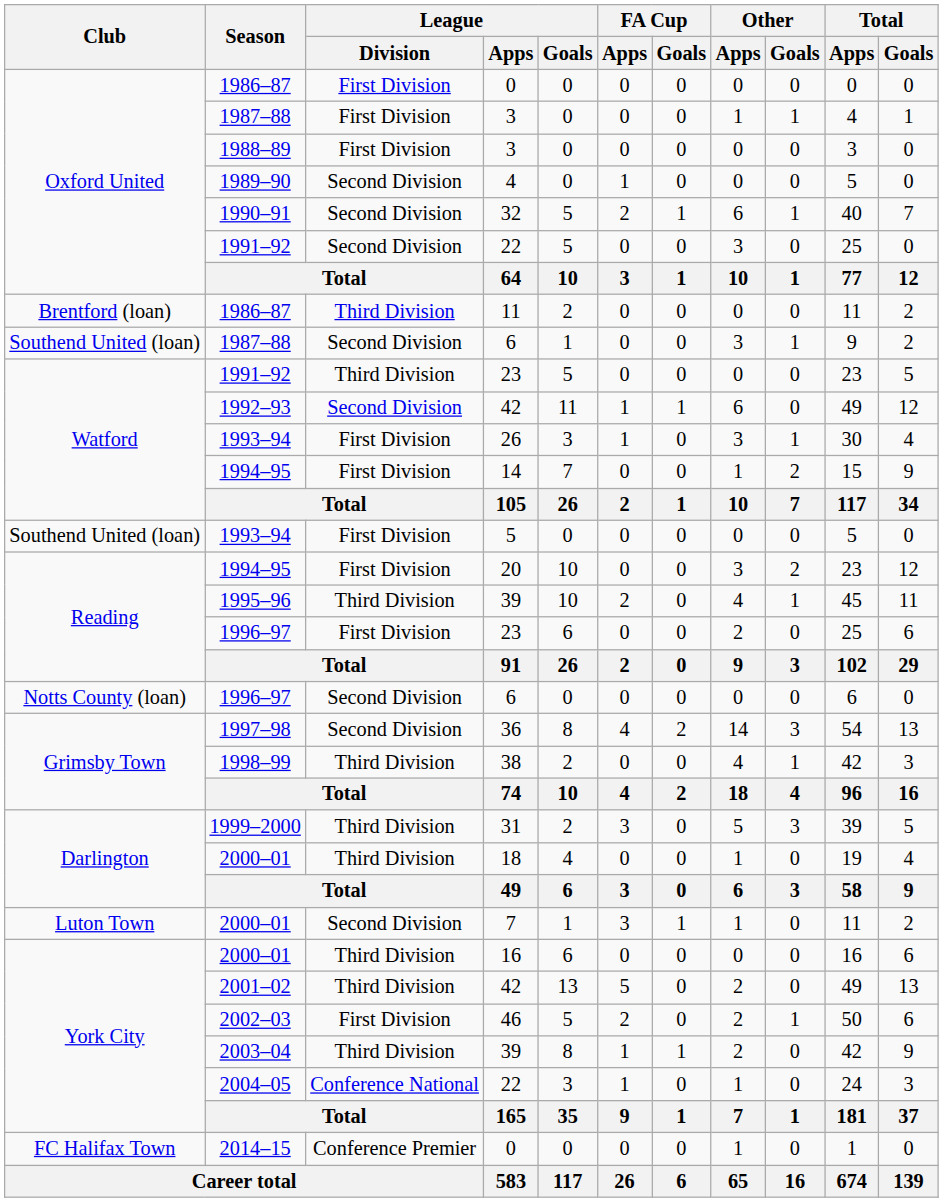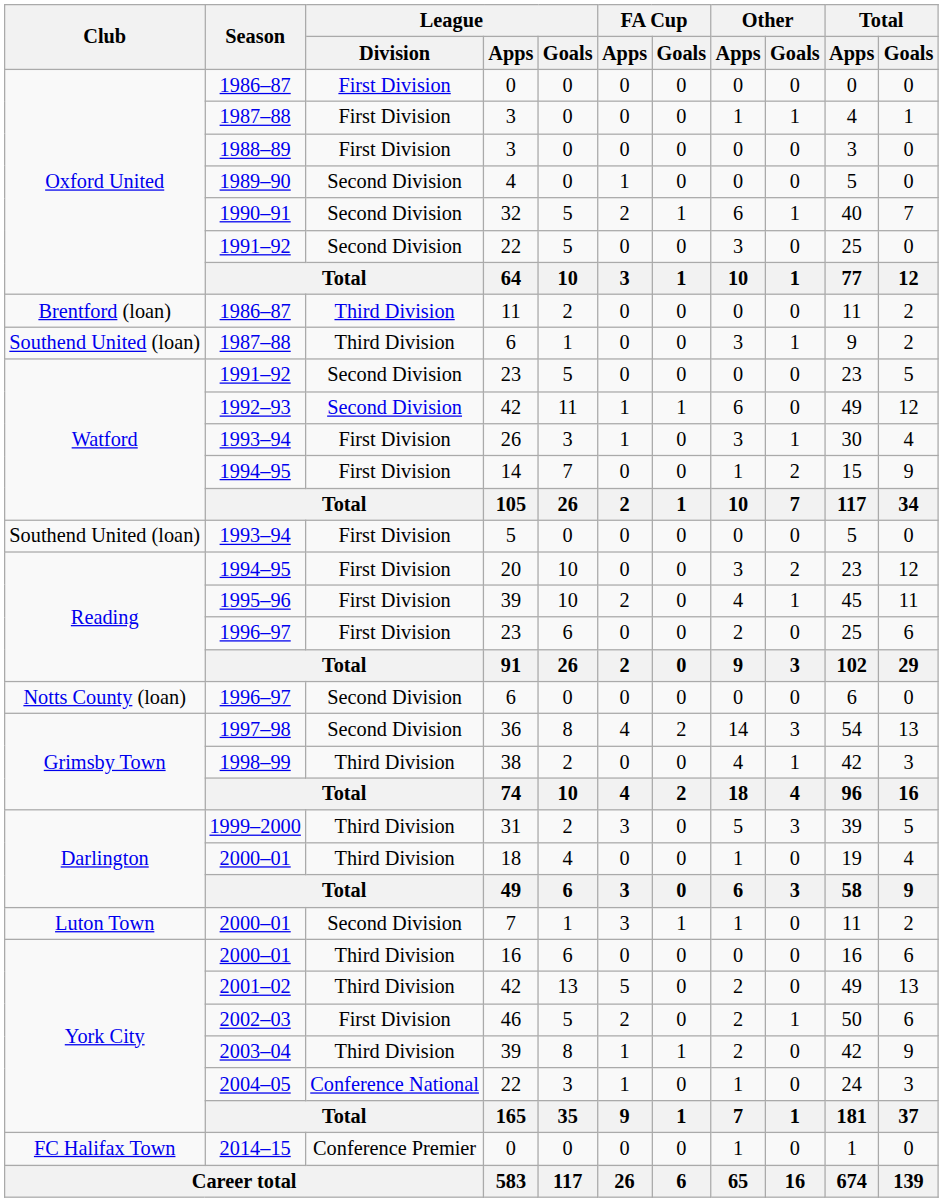(395, 342) Second Division -> (395, 342) Third Division
(395, 375) Third Division -> (395, 375) Second Division
(395, 600) Third Division -> (395, 600) First Division
